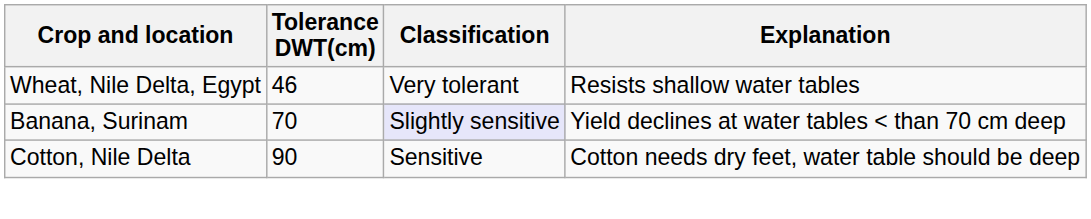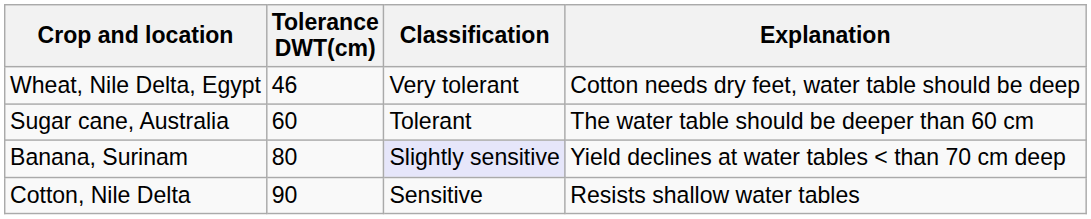(715, 85) Resists shallow water tables -> (825, 85) Cotton needs dry feet, water table should be deep
+ row: (120, 121)
(284, 121) 70 -> (284, 158) 80
(825, 158) Cotton needs dry feet, water table should be deep -> (715, 194) Resists shallow water tables
